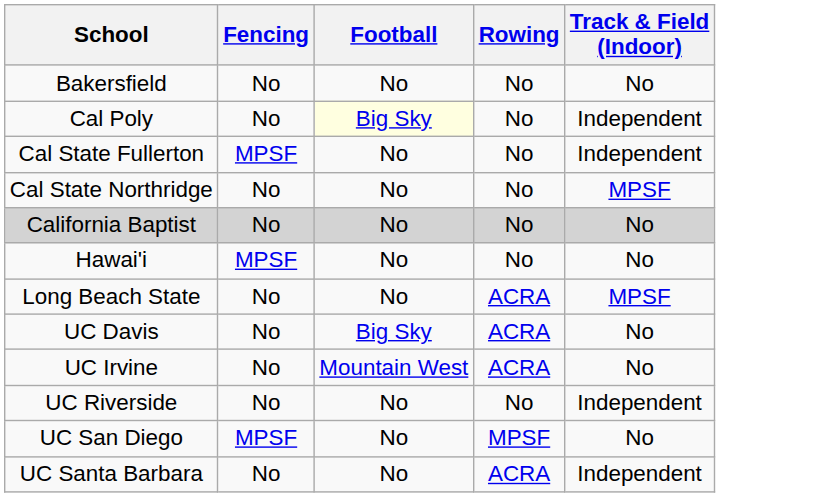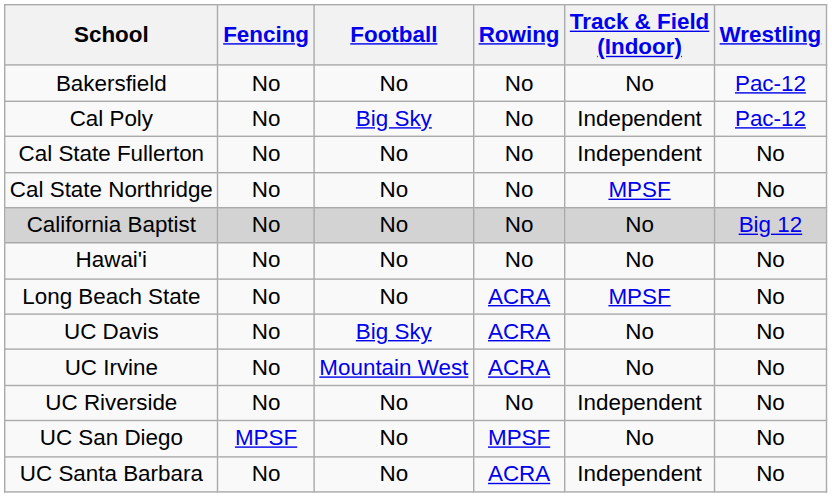+ column: (770, 34)
(394, 118) lightyellow background -> (394, 118) no background
(266, 154) MPSF -> (266, 154) No
(266, 260) MPSF -> (266, 260) No
